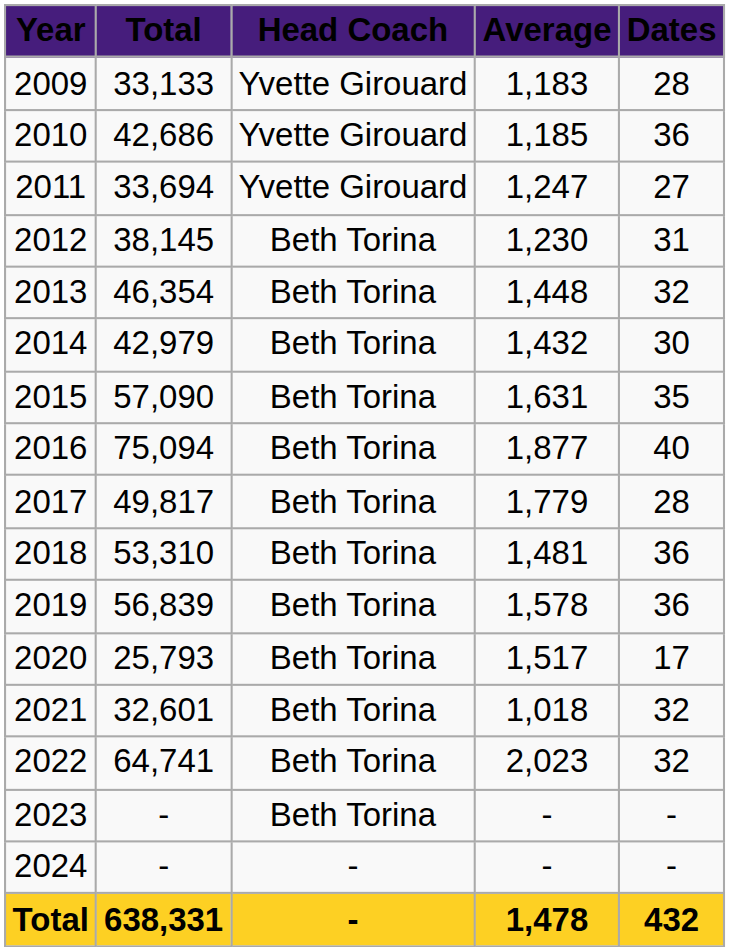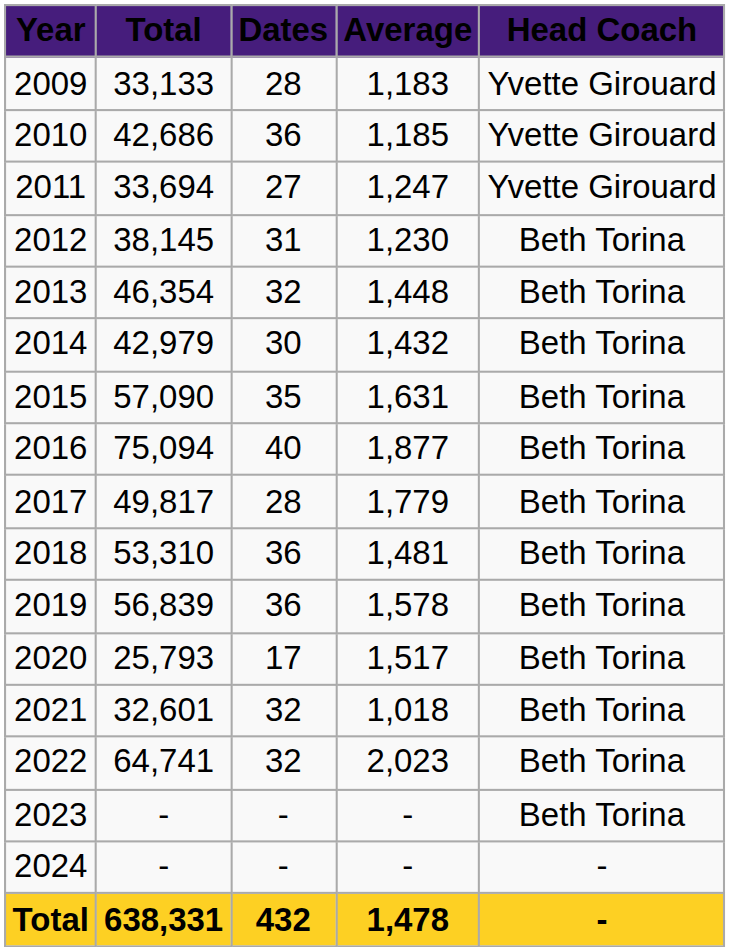columns swapped: (672, 30) <-> (353, 30)
